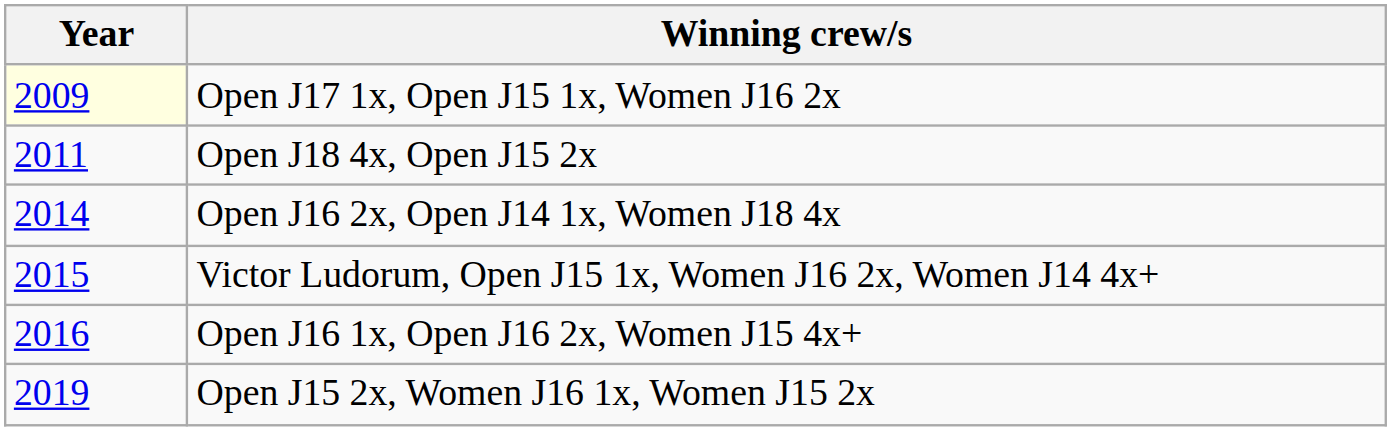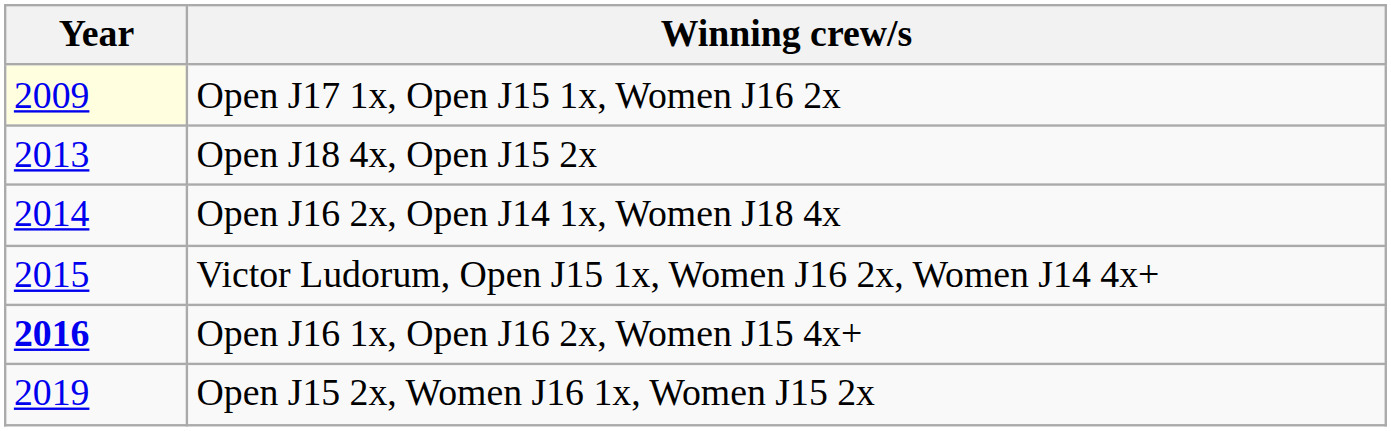(51, 154) 2011 -> (52, 154) 2013
(52, 333) normal -> (52, 333) bold
